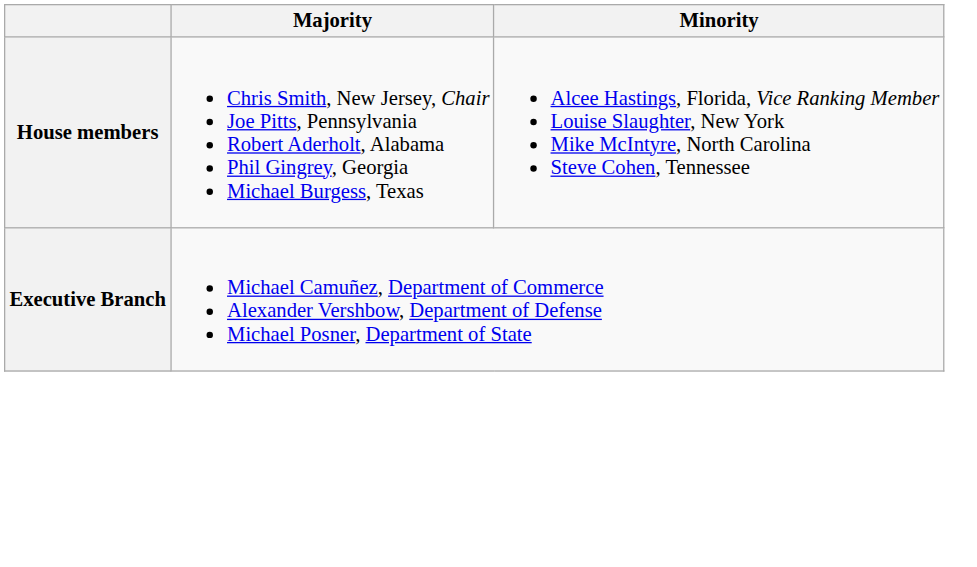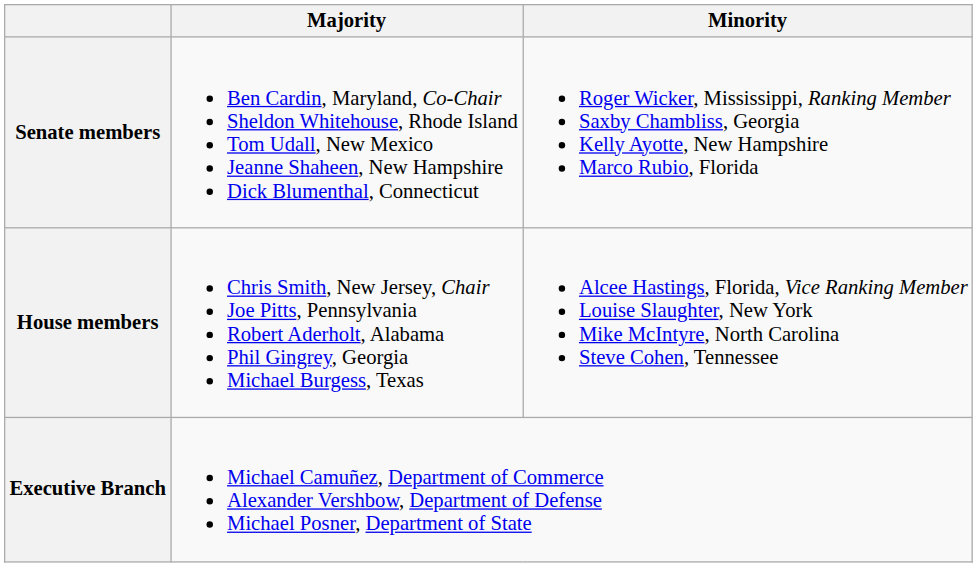+ row: (88, 132)
